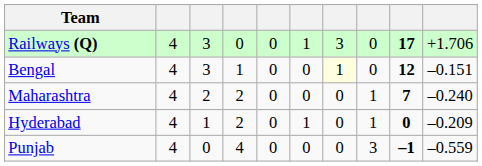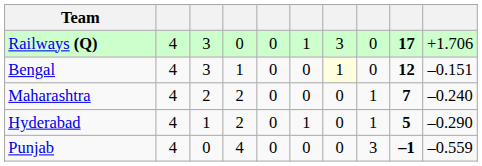(406, 122) 0 -> (406, 122) 5
(450, 122) –0.209 -> (450, 122) –0.290
